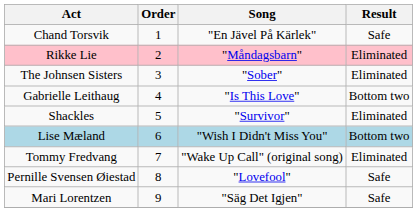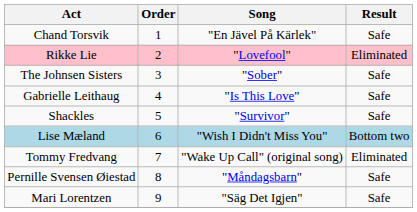(262, 55) "Måndagsbarn" -> (262, 55) "Lovefool"
(379, 75) Eliminated -> (379, 75) Safe
(379, 95) Bottom two -> (379, 95) Safe
(379, 116) Eliminated -> (379, 116) Safe
(262, 177) "Lovefool" -> (262, 177) "Måndagsbarn"
